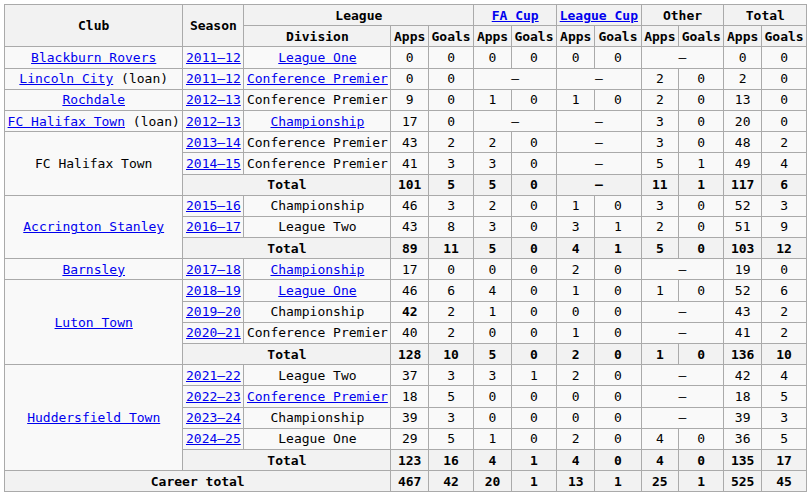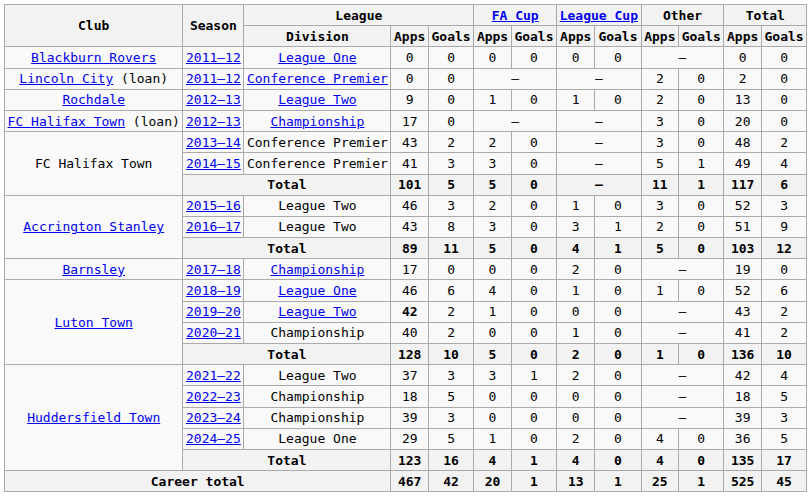(317, 100) Conference Premier -> (317, 100) League Two
(317, 206) Championship -> (317, 206) League Two
(317, 312) Championship -> (317, 312) League Two
(317, 333) Conference Premier -> (317, 333) Championship
(317, 396) Conference Premier -> (317, 396) Championship
